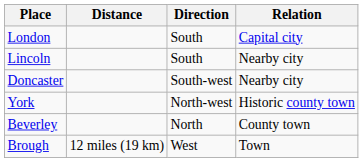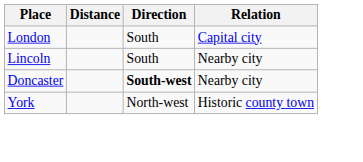(201, 80) normal -> (159, 80) bold
- row: (32, 124)
- row: (28, 146)
